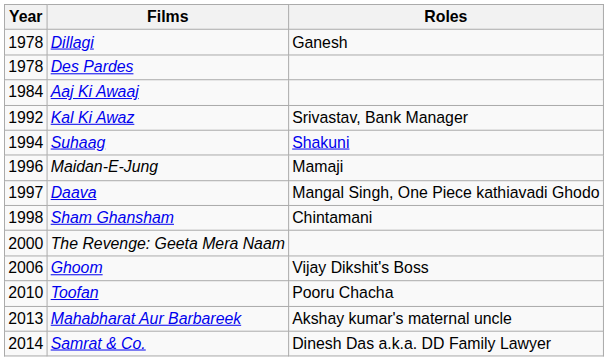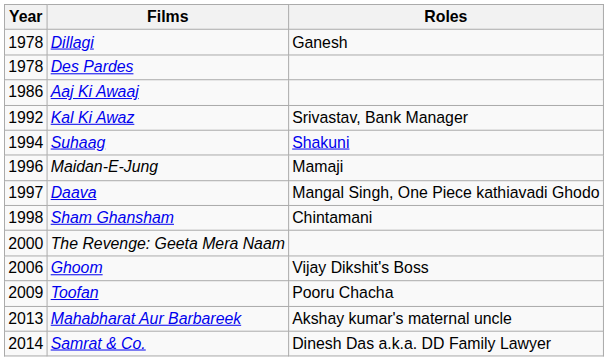(26, 92) 1984 -> (26, 92) 1986
(26, 293) 2010 -> (26, 293) 2009
